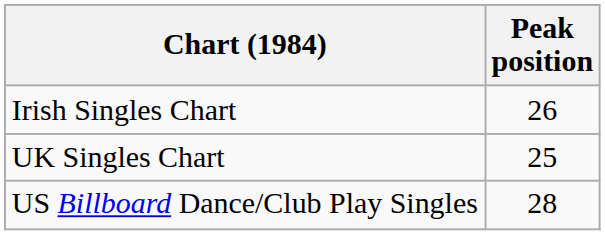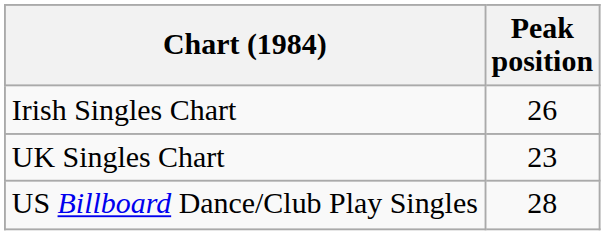(542, 156) 25 -> (542, 156) 23
